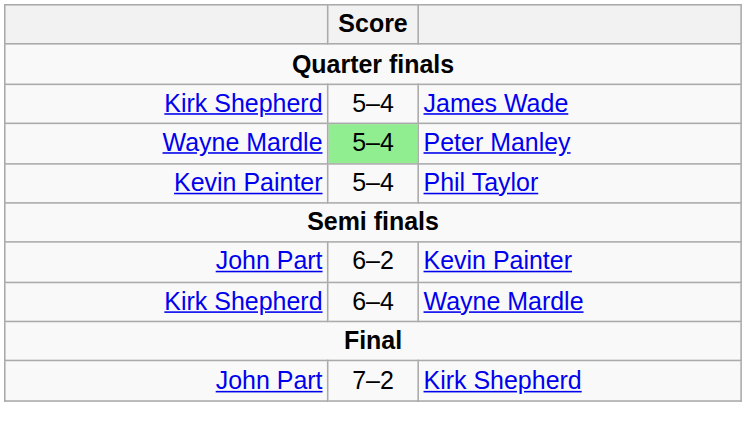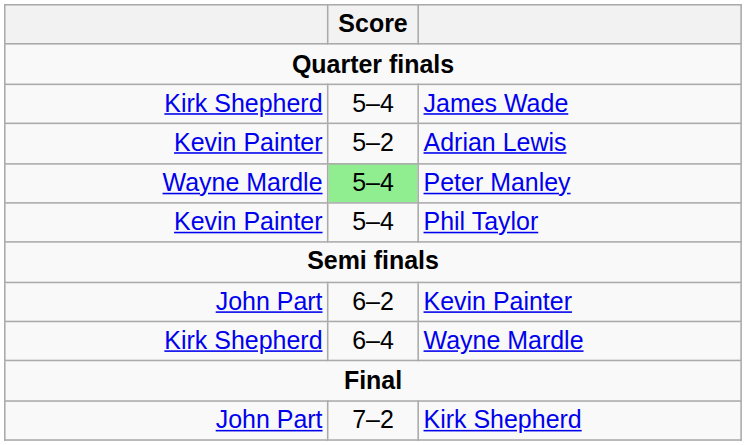+ row: (495, 143)
